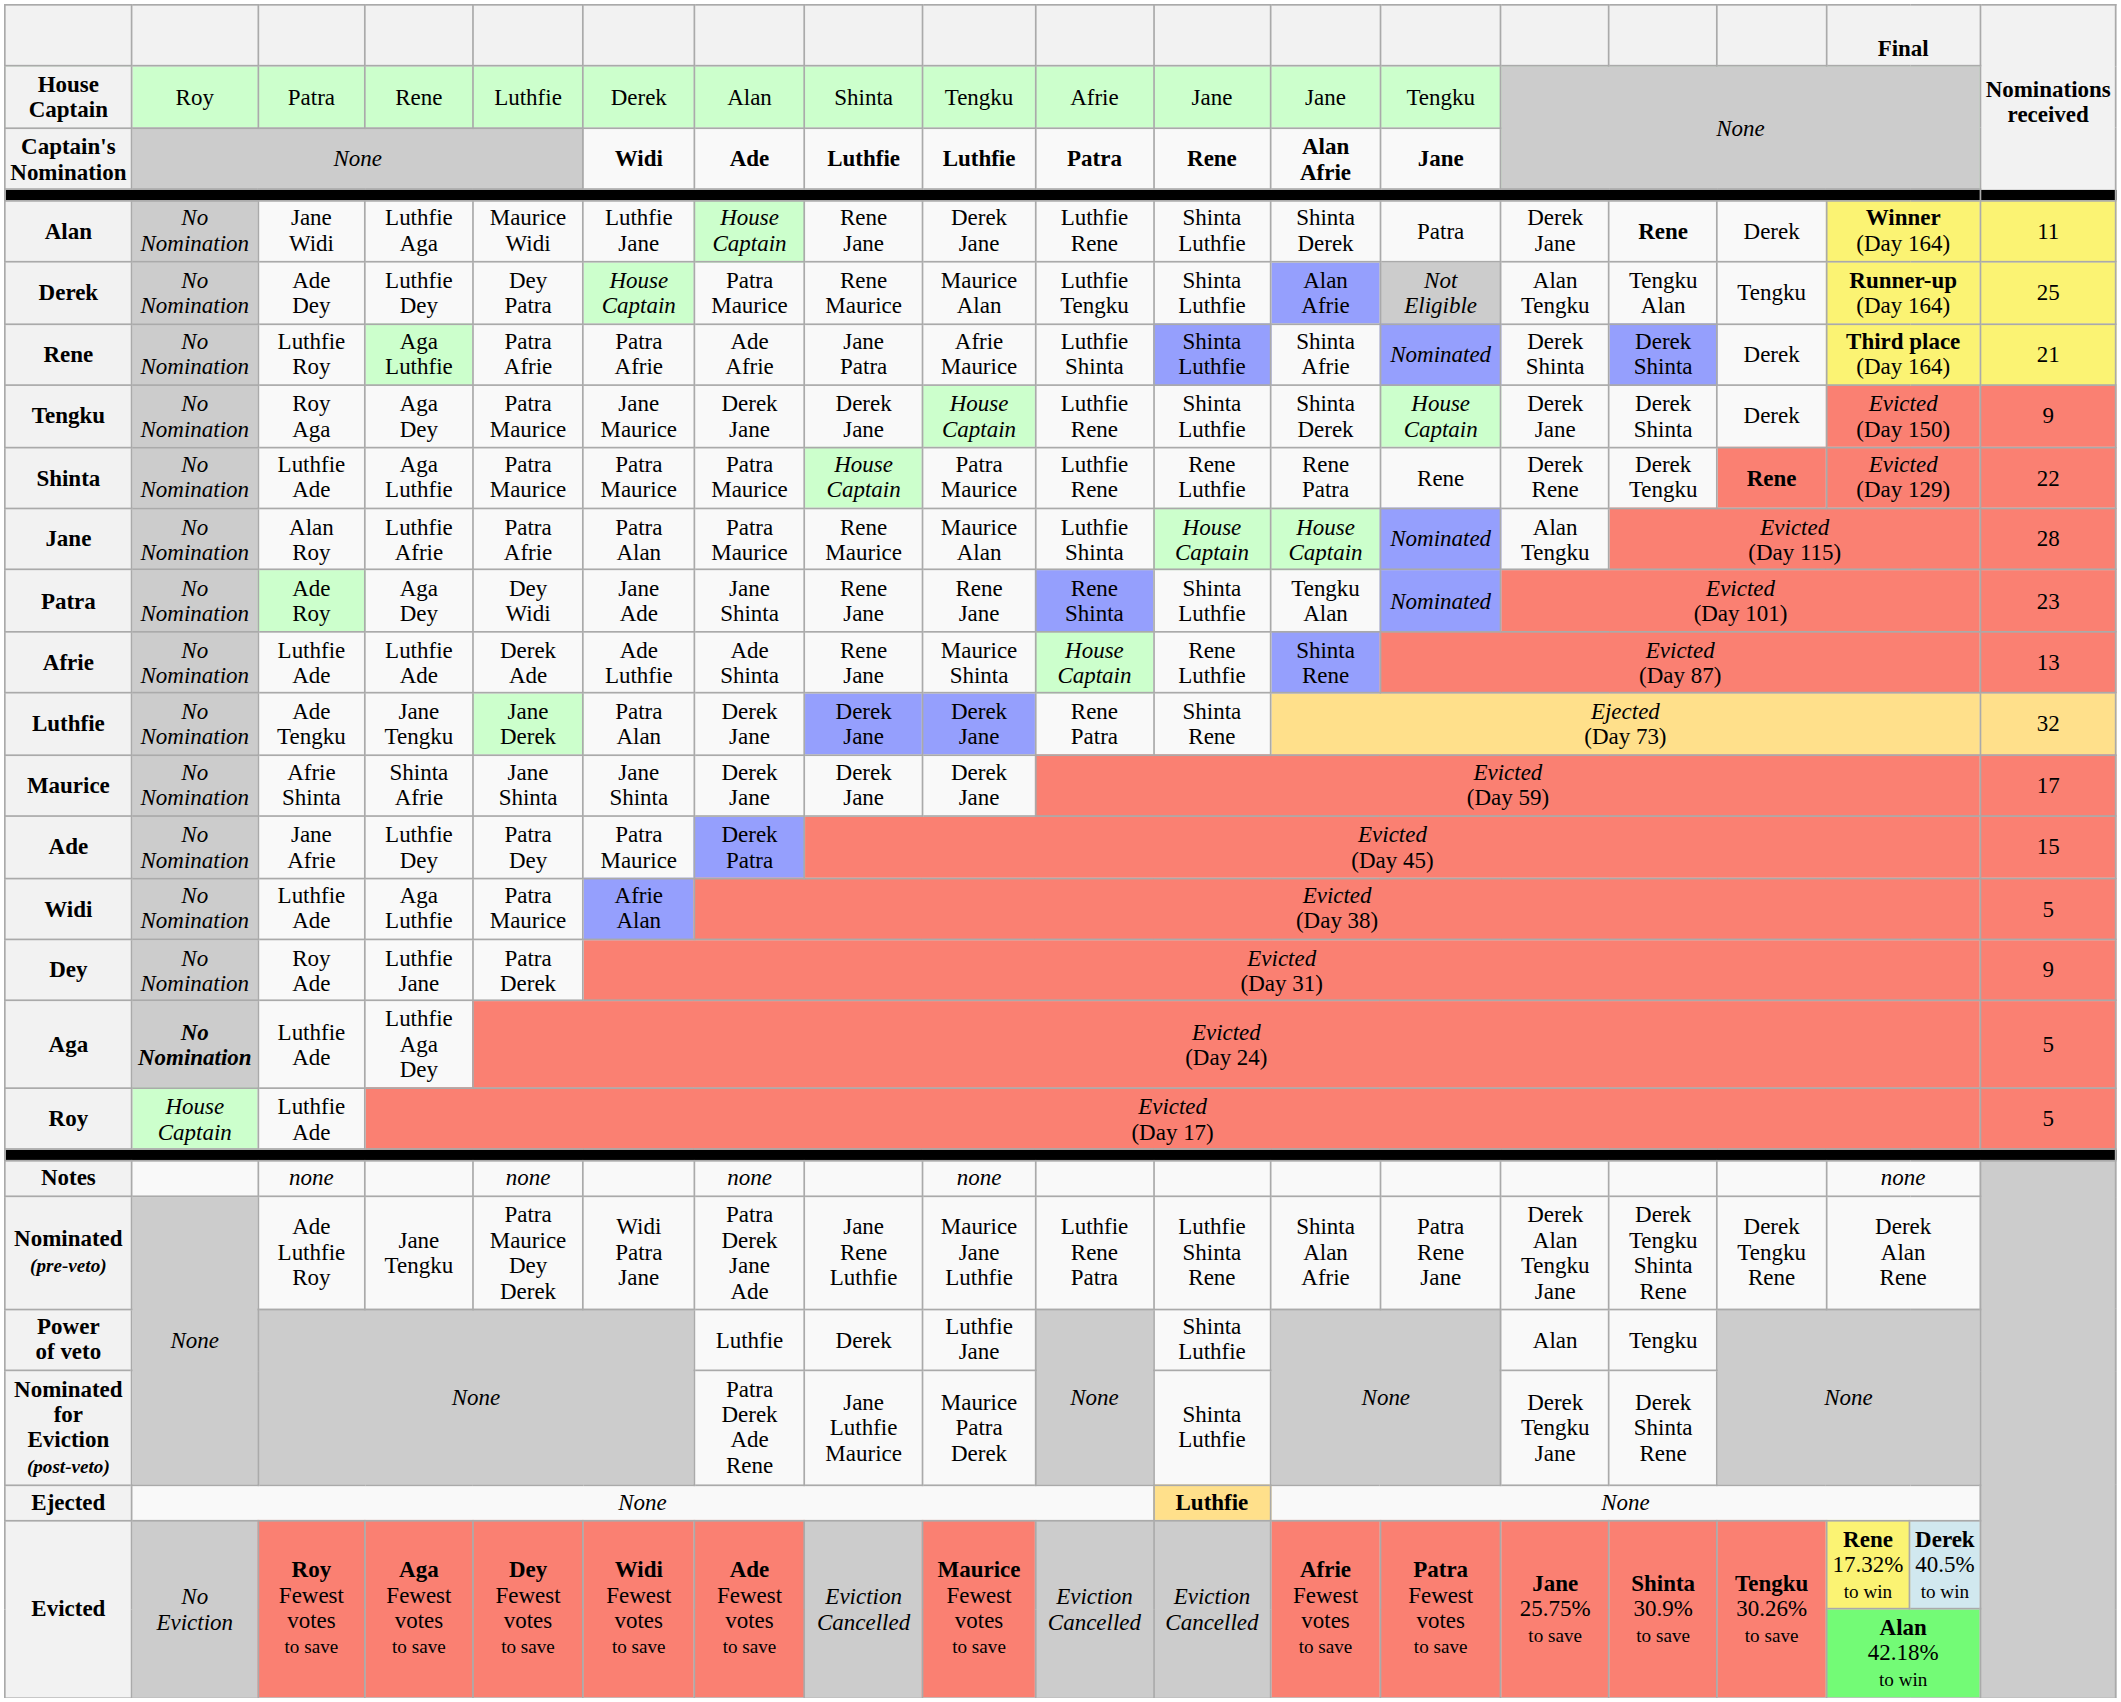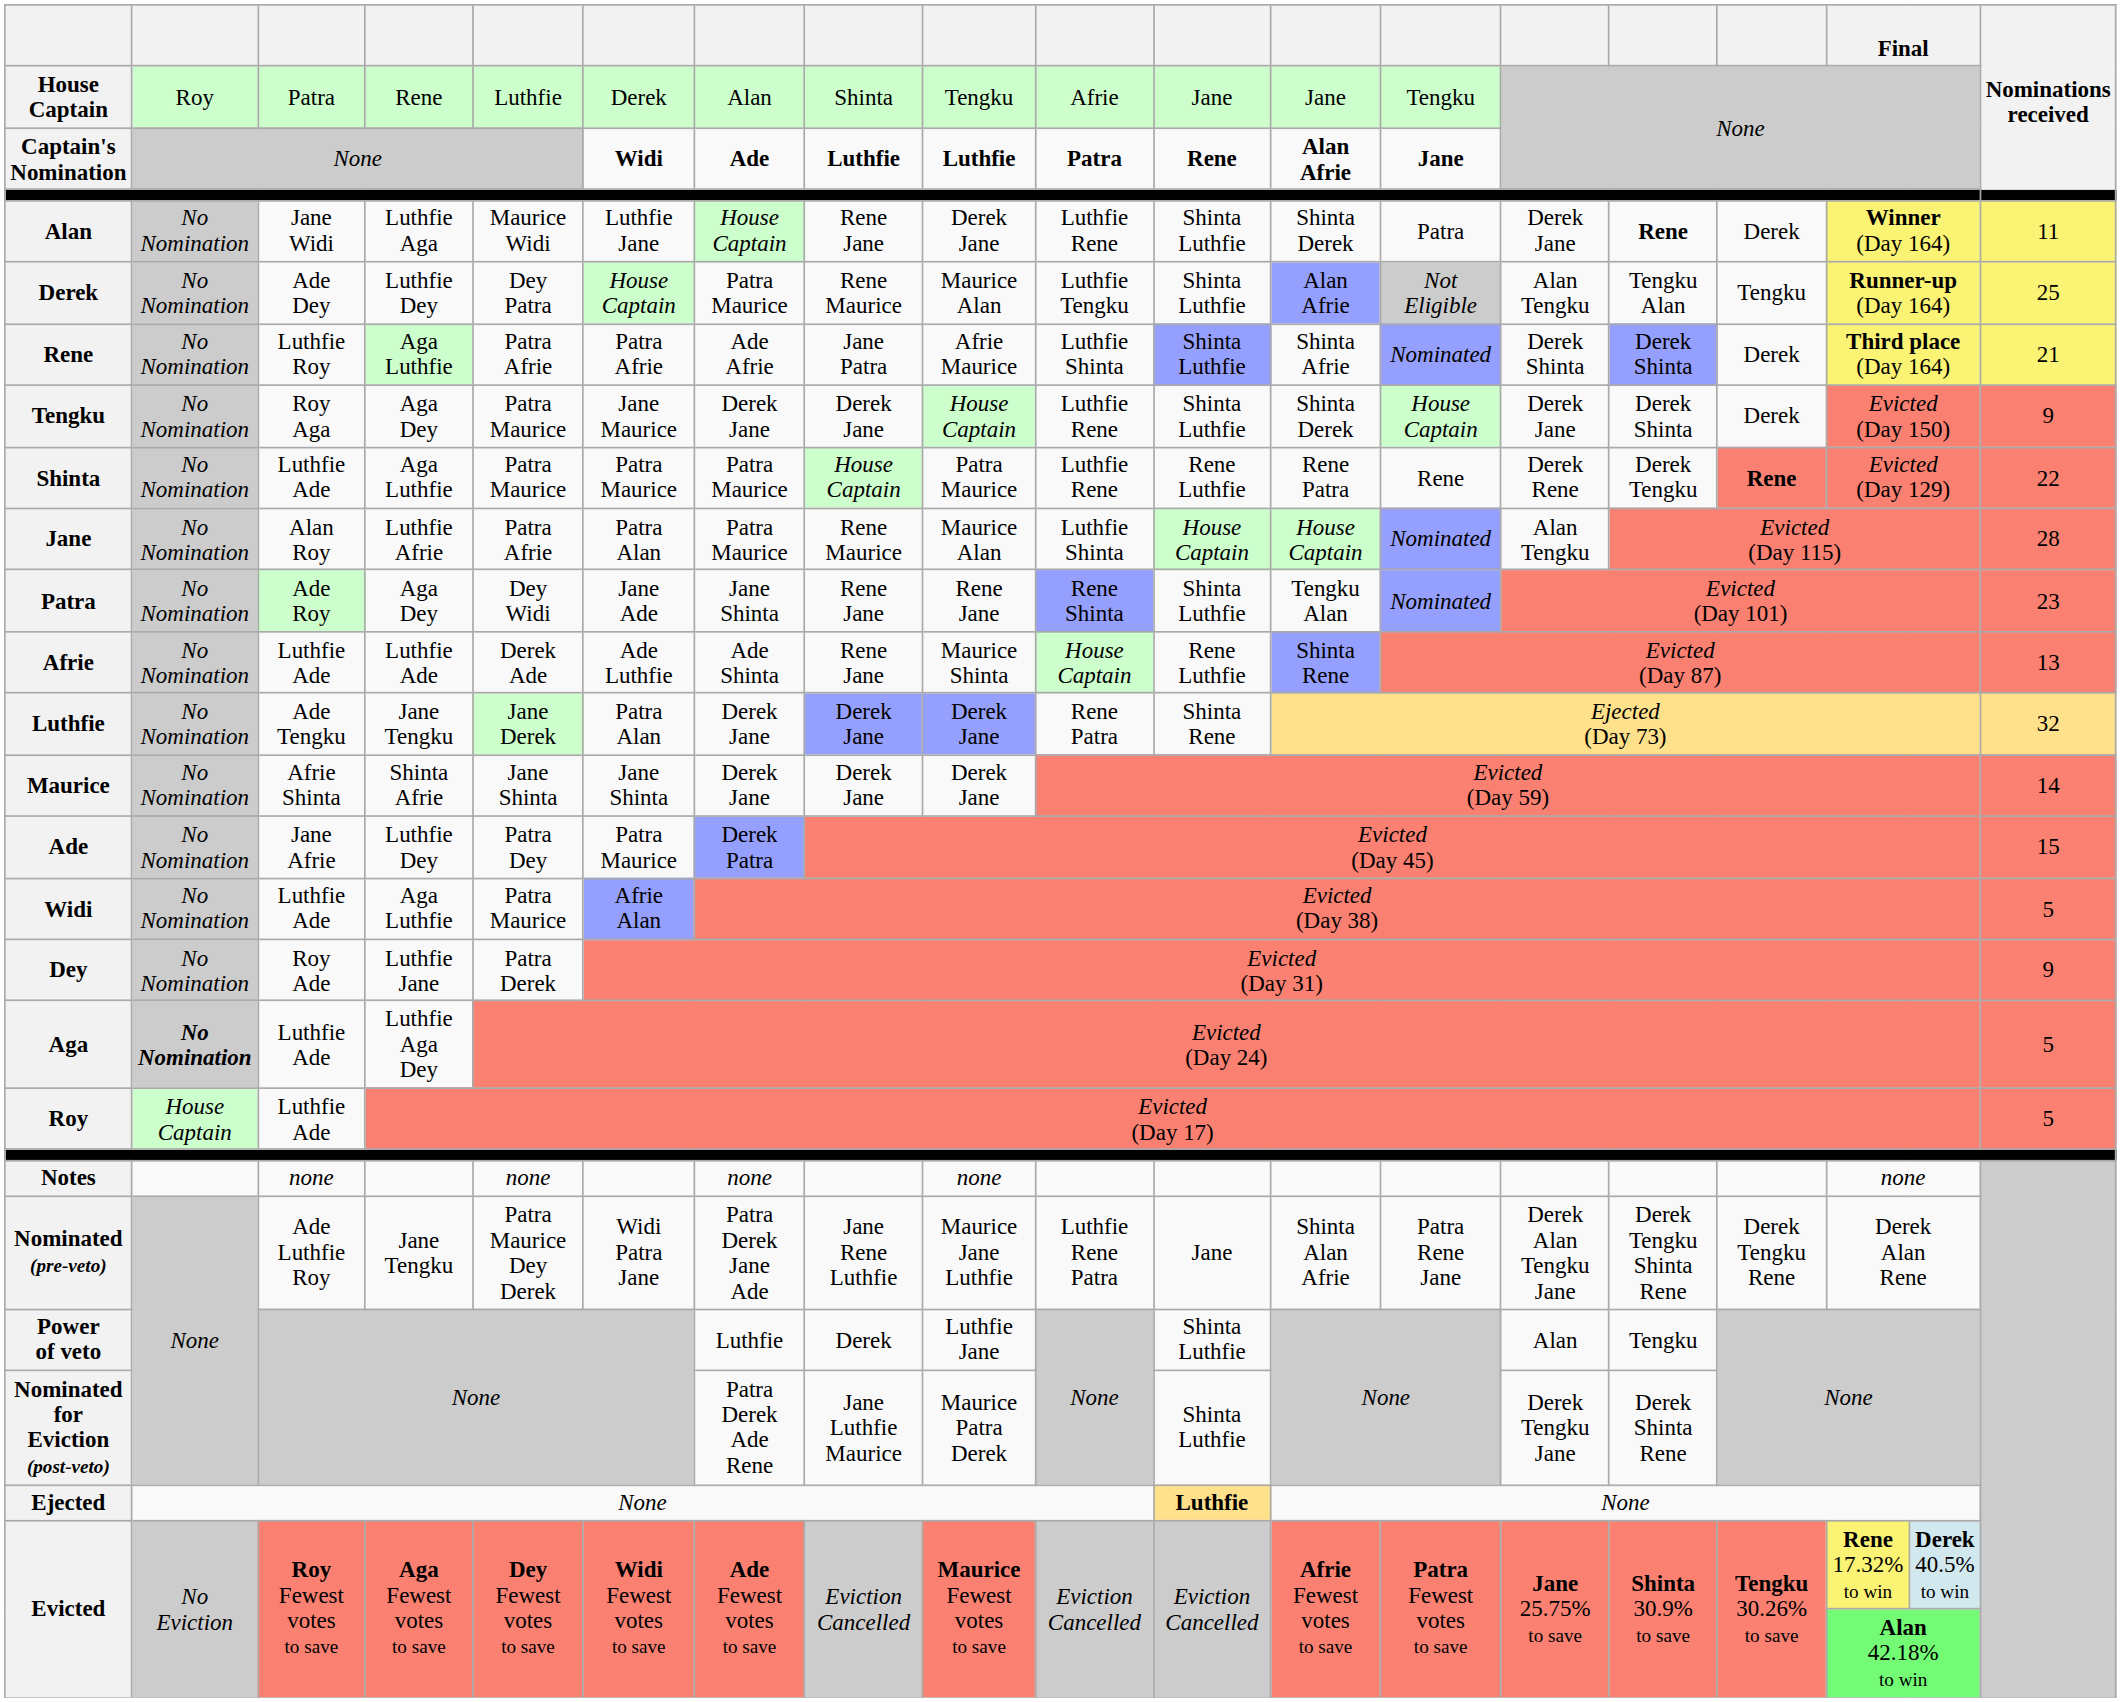(2048, 785) 17 -> (2048, 785) 14
(1212, 1252) Luthfie Shinta Rene -> (1212, 1252) Jane
